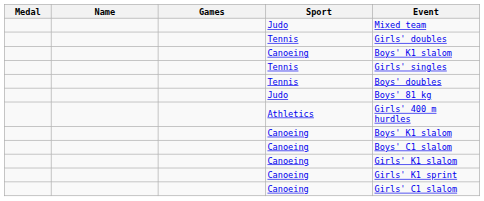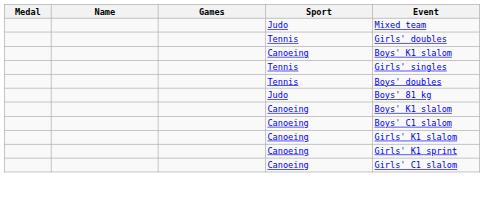- row: (28, 114)
